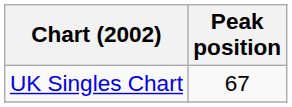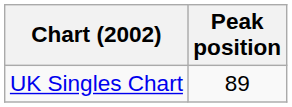(237, 83) 67 -> (237, 83) 89
